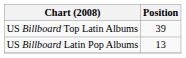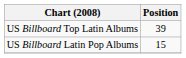(161, 45) 13 -> (161, 45) 15
